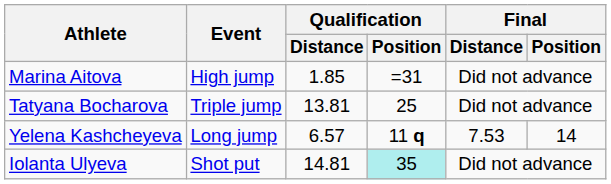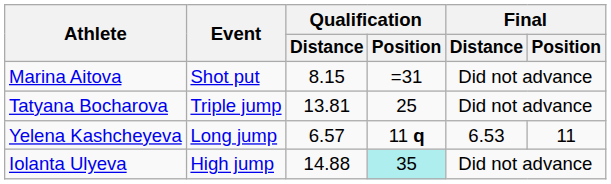(232, 77) High jump -> (225, 77) Shot put
(327, 77) 1.85 -> (327, 77) 8.15
(486, 135) 7.53 -> (486, 135) 6.53
(566, 135) 14 -> (566, 135) 11
(225, 165) Shot put -> (232, 165) High jump
(327, 165) 14.81 -> (327, 165) 14.88
